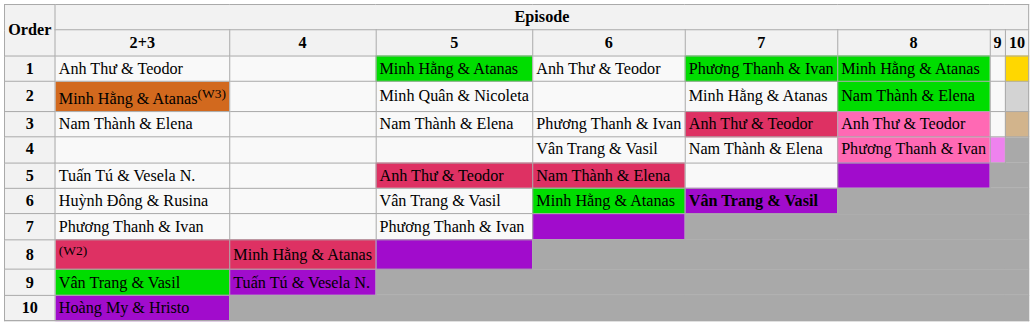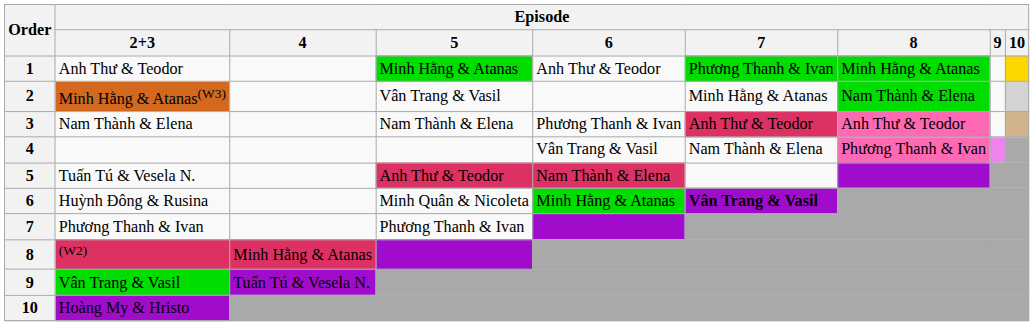(454, 96) Minh Quân & Nicoleta -> (440, 96) Vân Trang & Vasil
(440, 201) Vân Trang & Vasil -> (454, 201) Minh Quân & Nicoleta
